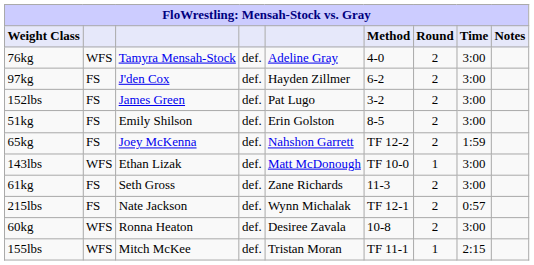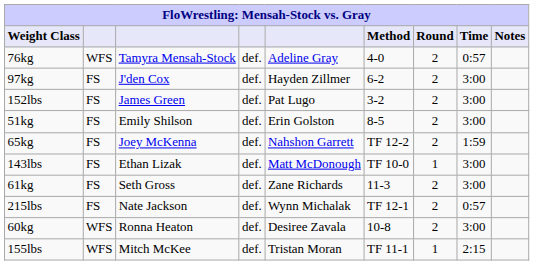(474, 57) 3:00 -> (474, 57) 0:57
(99, 164) WFS -> (93, 164) FS
